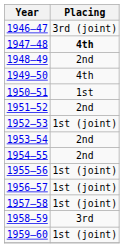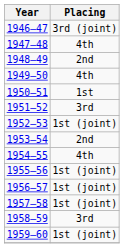(85, 44) bold -> (85, 44) normal
(85, 108) 2nd -> (85, 108) 3rd
(85, 155) 2nd -> (85, 155) 4th
